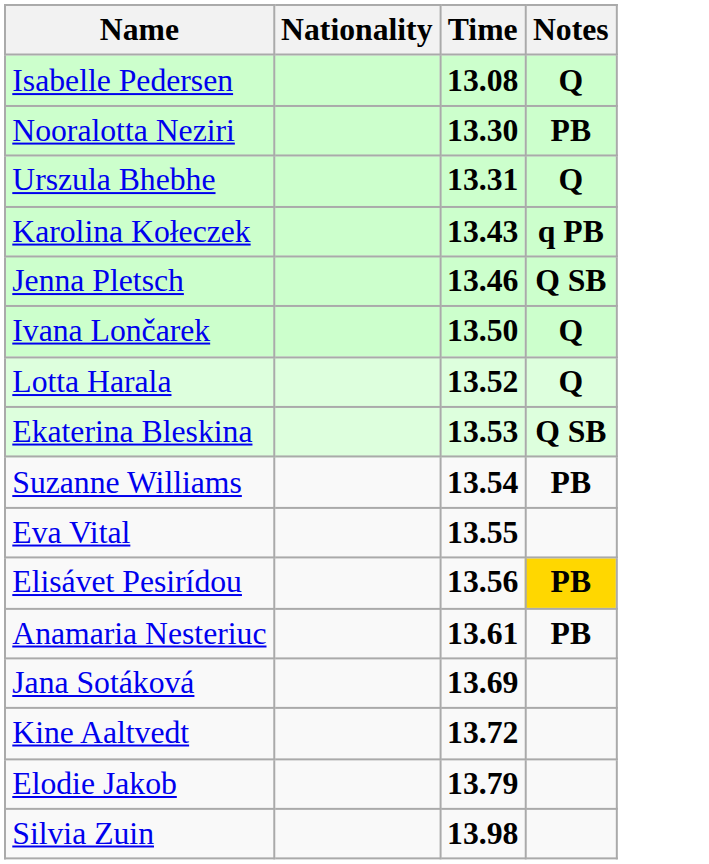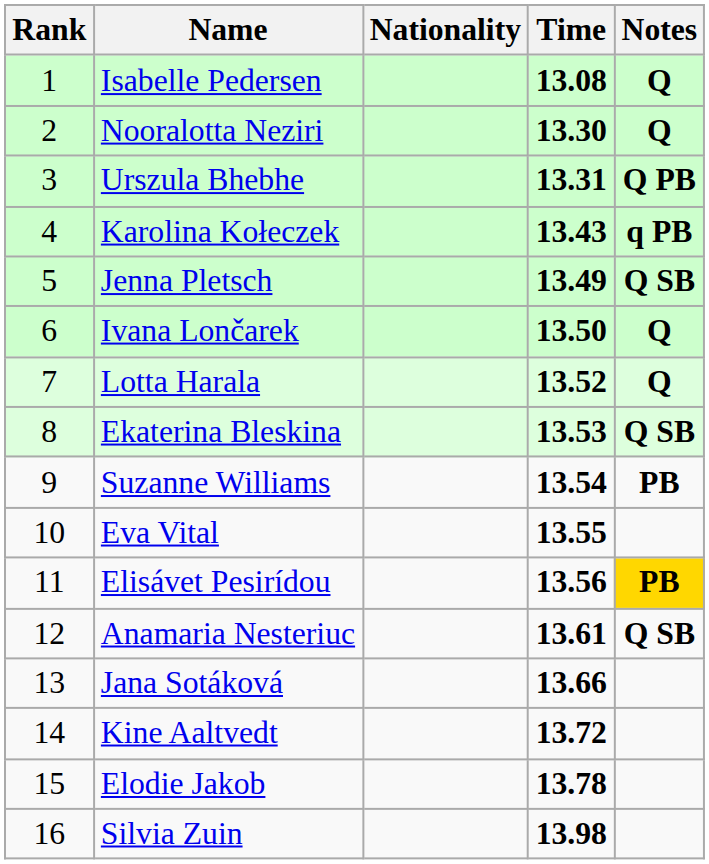+ column: (49, 29)
(571, 130) PB -> (659, 130) Q
(571, 180) Q -> (659, 180) Q PB
(483, 280) 13.46 -> (571, 280) 13.49
(571, 632) PB -> (659, 632) Q SB
(483, 682) 13.69 -> (571, 682) 13.66
(483, 783) 13.79 -> (571, 783) 13.78
